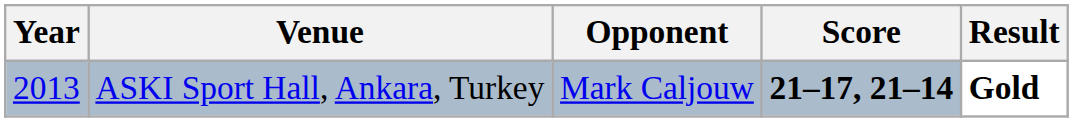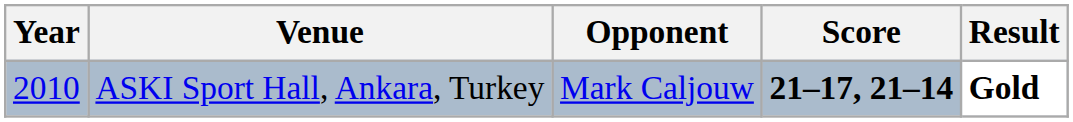(46, 87) 2013 -> (46, 87) 2010
